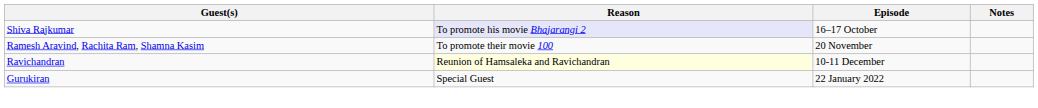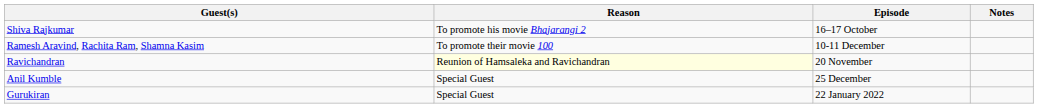(511, 29) lavender background -> (511, 29) no background
(844, 45) 20 November -> (850, 45) 10-11 December
(850, 62) 10-11 December -> (844, 62) 20 November
+ row: (34, 78)
